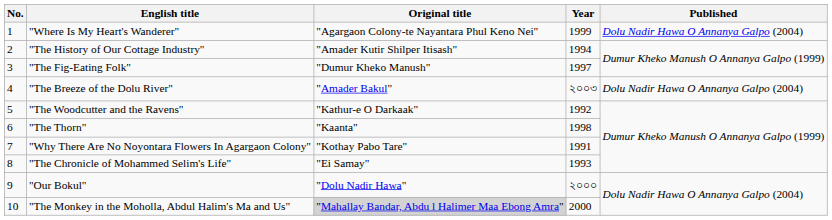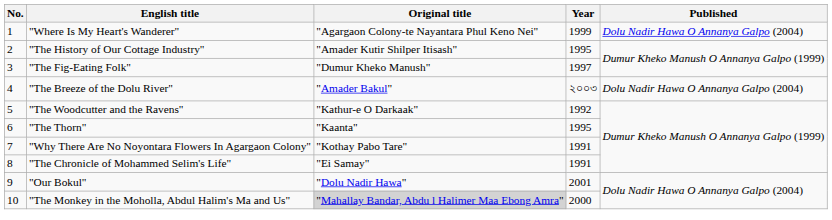(580, 49) 1994 -> (580, 49) 1995
(580, 127) 1998 -> (580, 127) 1995
(580, 164) 1993 -> (580, 164) 1991
(583, 184) ২০০০ -> (580, 182) 2001
